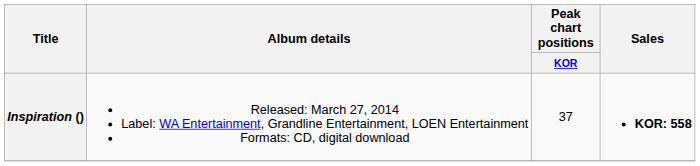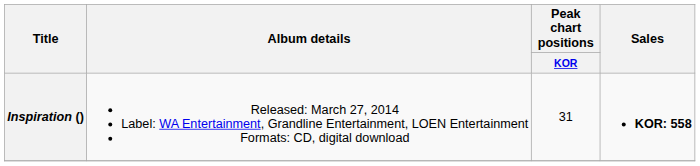(566, 117) 37 -> (566, 117) 31
